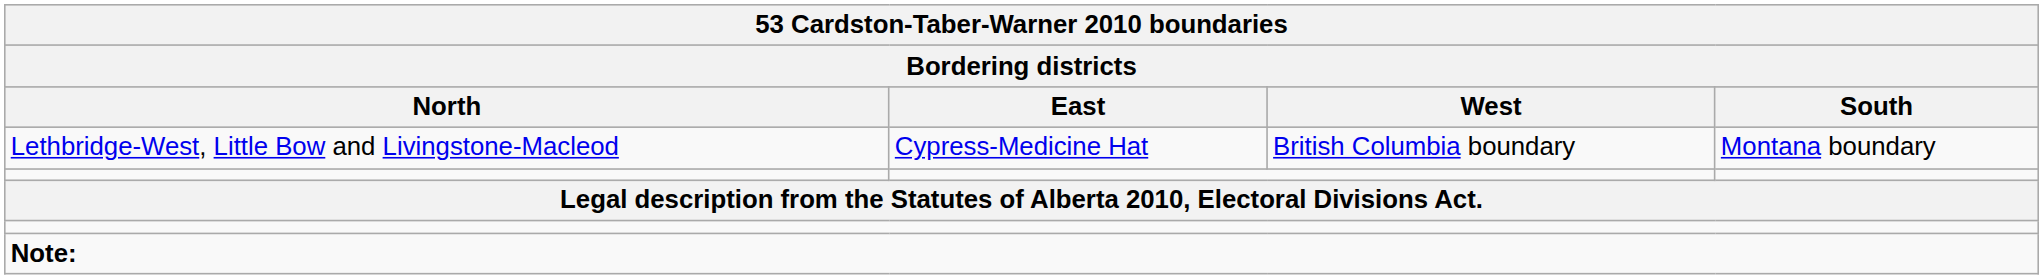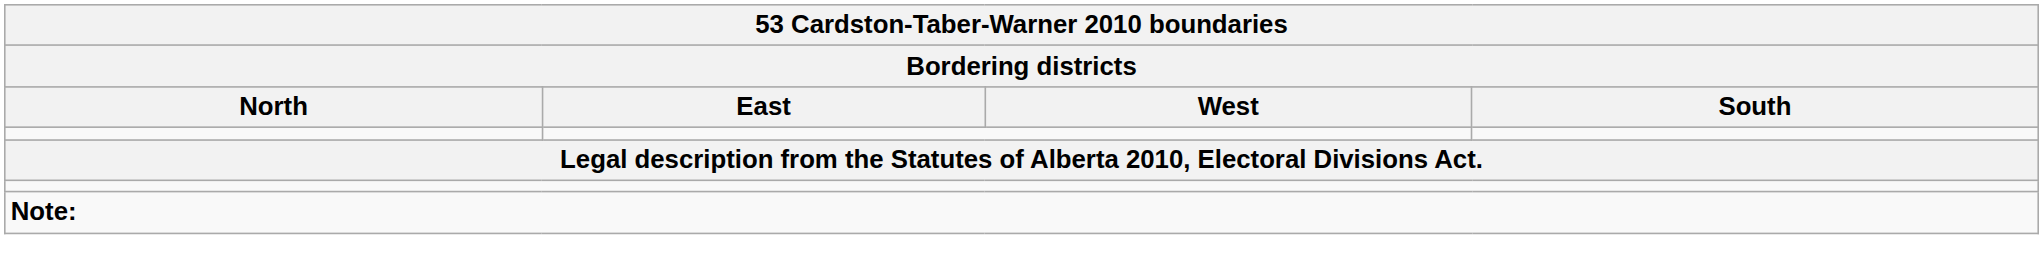- row: (315, 147)
